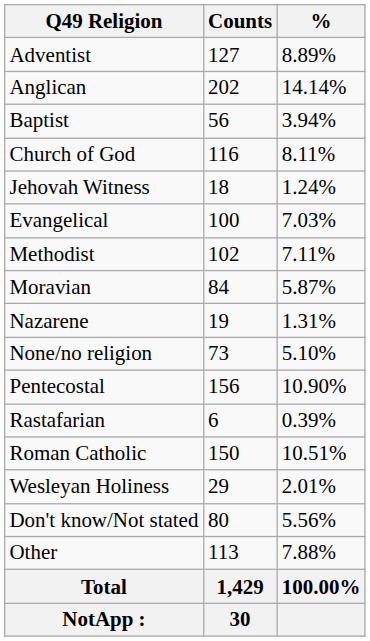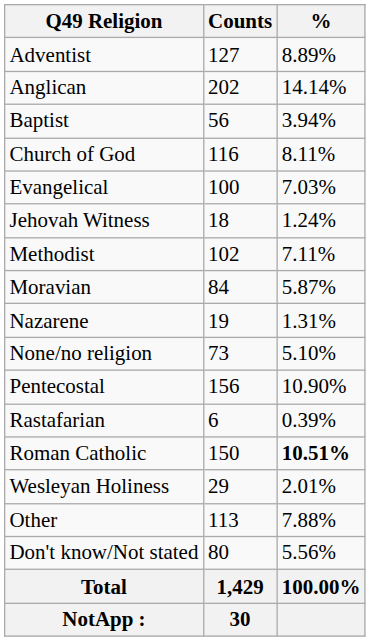rows swapped: (59, 220) <-> (80, 187)
(314, 453) normal -> (316, 453) bold
rows swapped: (33, 552) <-> (104, 519)
